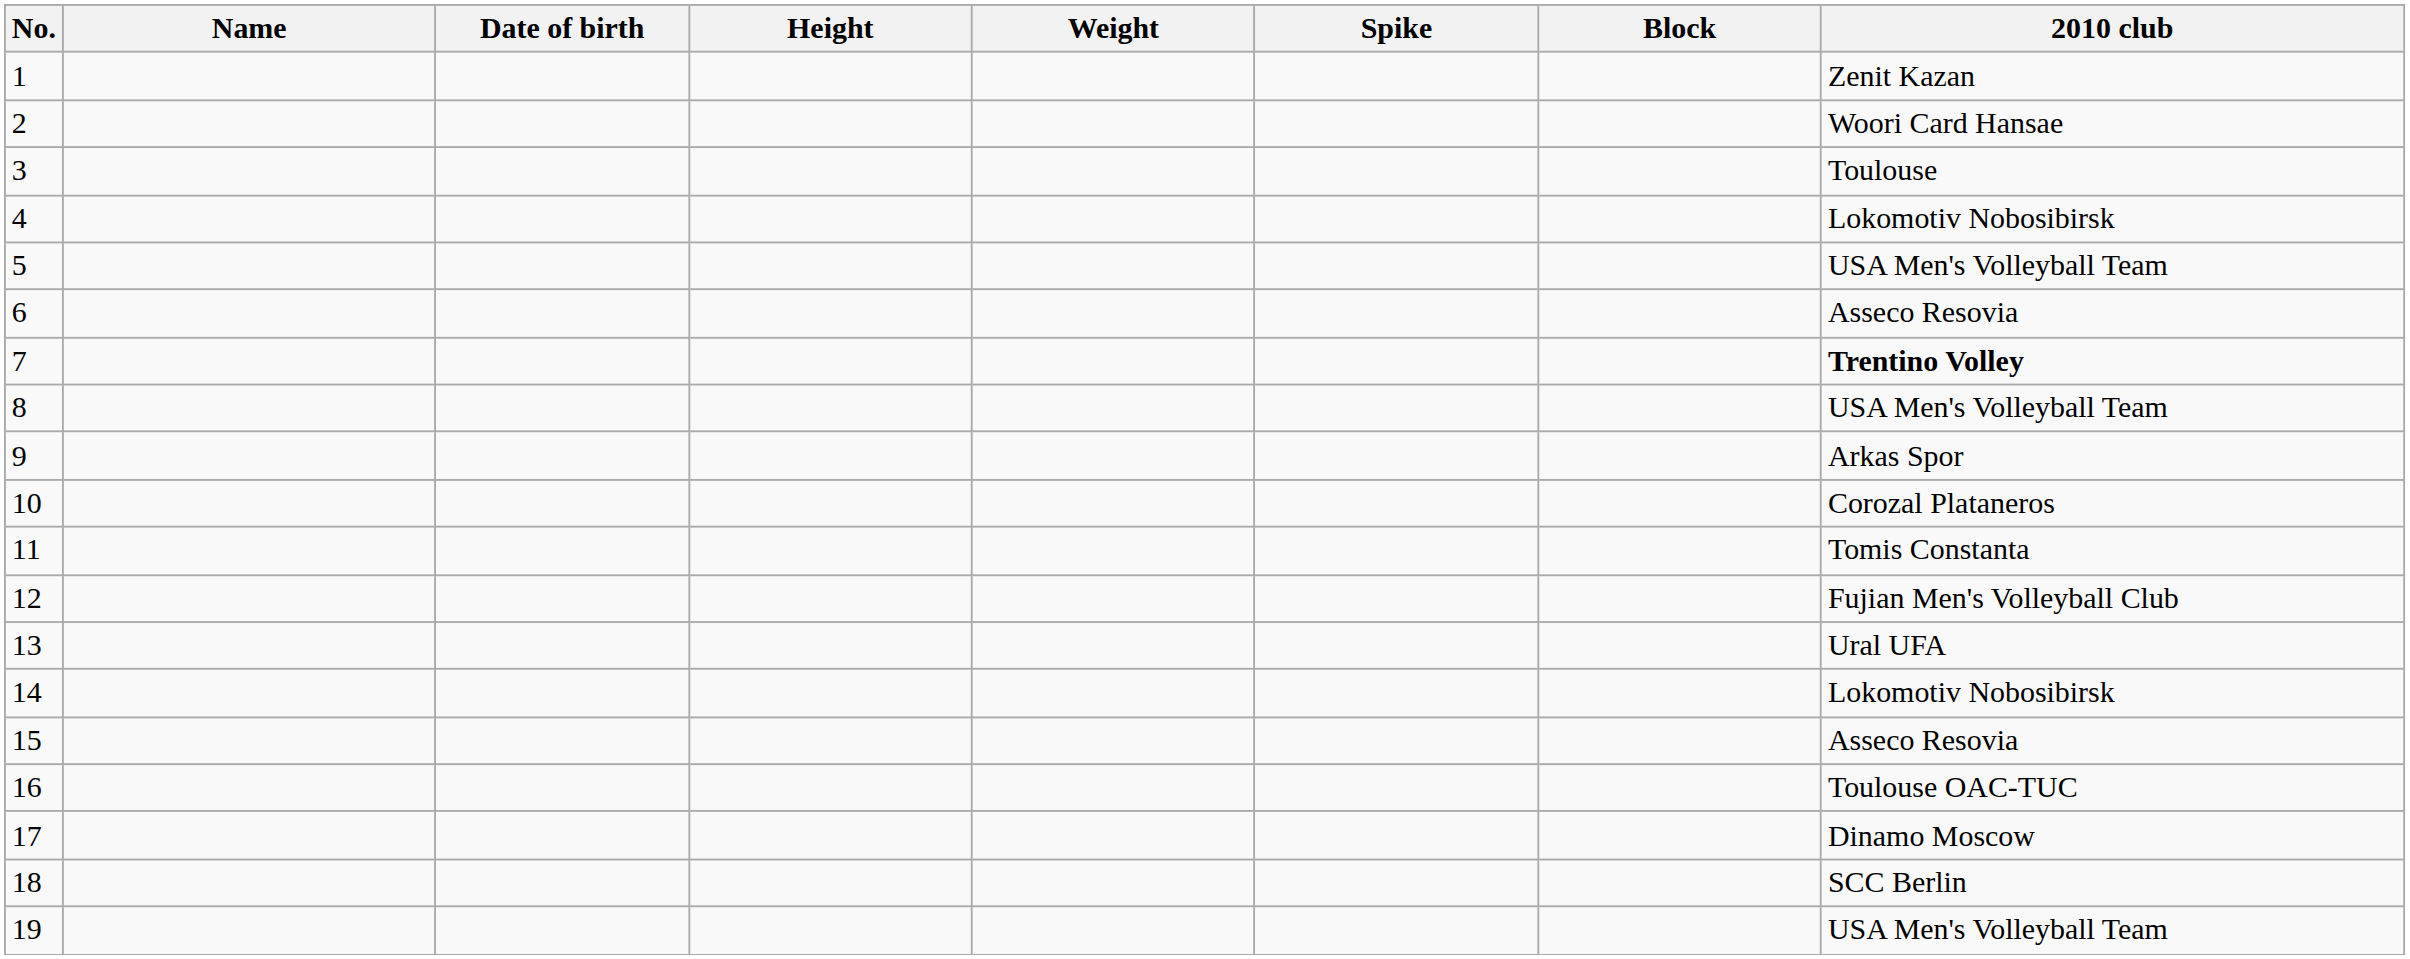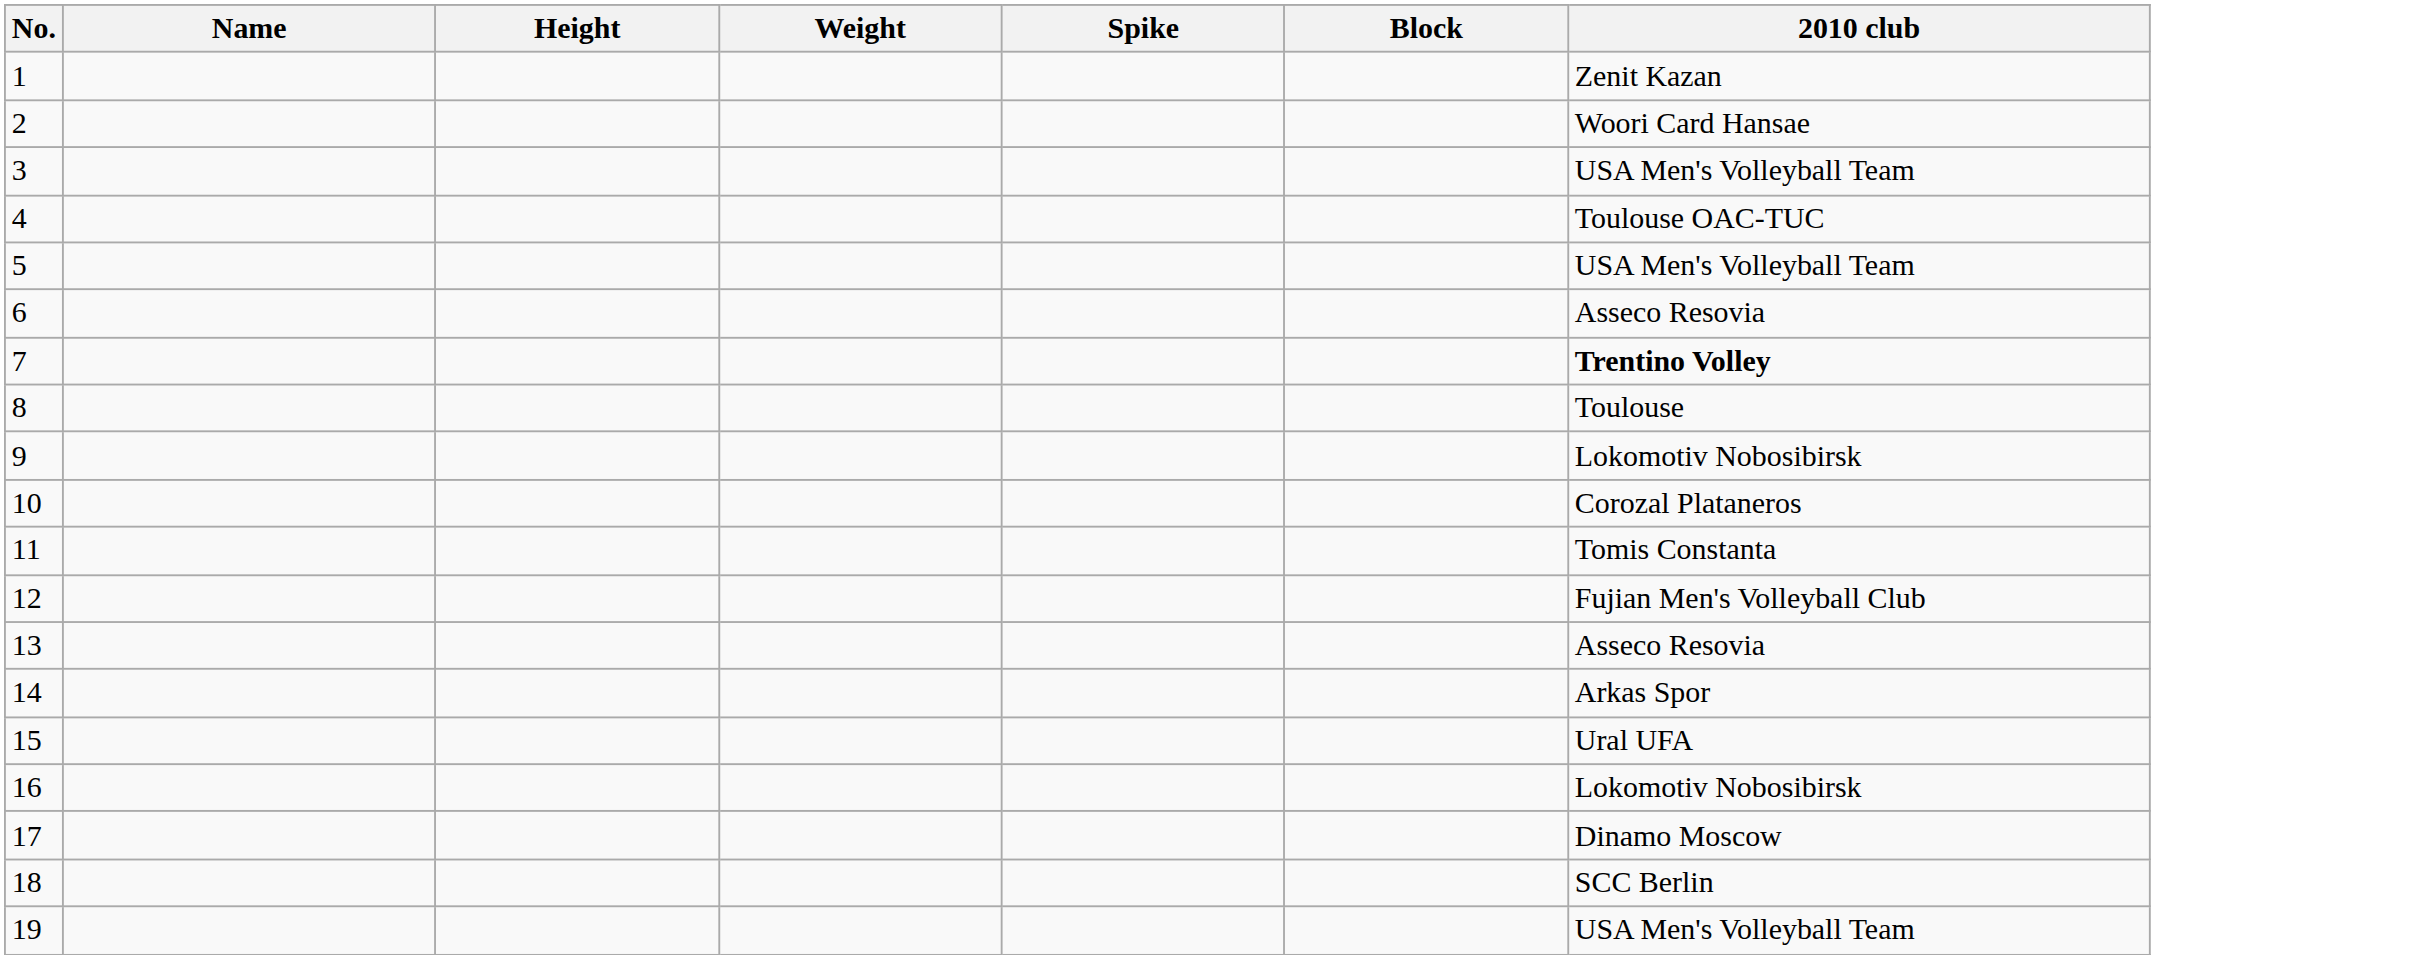- column: (562, 28)
(1883, 170) Toulouse -> (1745, 170) USA Men's Volleyball Team
(1971, 218) Lokomotiv Nobosibirsk -> (1700, 218) Toulouse OAC-TUC
(1998, 407) USA Men's Volleyball Team -> (1629, 407) Toulouse
(1896, 455) Arkas Spor -> (1718, 455) Lokomotiv Nobosibirsk
(1887, 645) Ural UFA -> (1670, 645) Asseco Resovia
(1971, 692) Lokomotiv Nobosibirsk -> (1643, 692) Arkas Spor
(1923, 739) Asseco Resovia -> (1634, 739) Ural UFA
(1953, 787) Toulouse OAC-TUC -> (1718, 787) Lokomotiv Nobosibirsk
